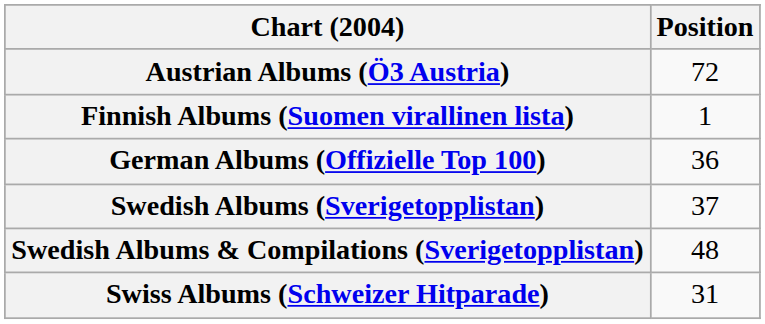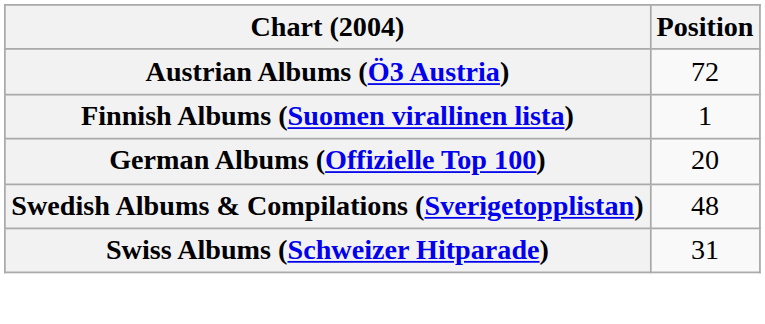(705, 160) 36 -> (705, 160) 20
- row: (327, 205)
